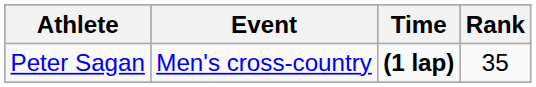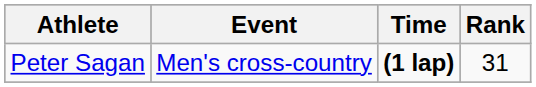(495, 63) 35 -> (495, 63) 31
